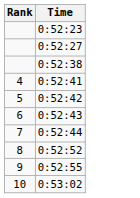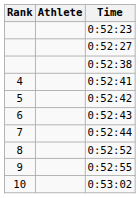+ column: (60, 13)
